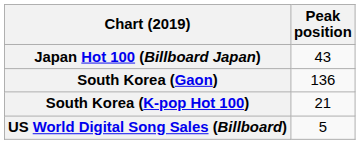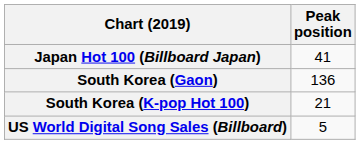(323, 56) 43 -> (323, 56) 41
